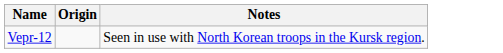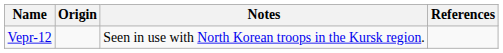+ column: (463, 15)
